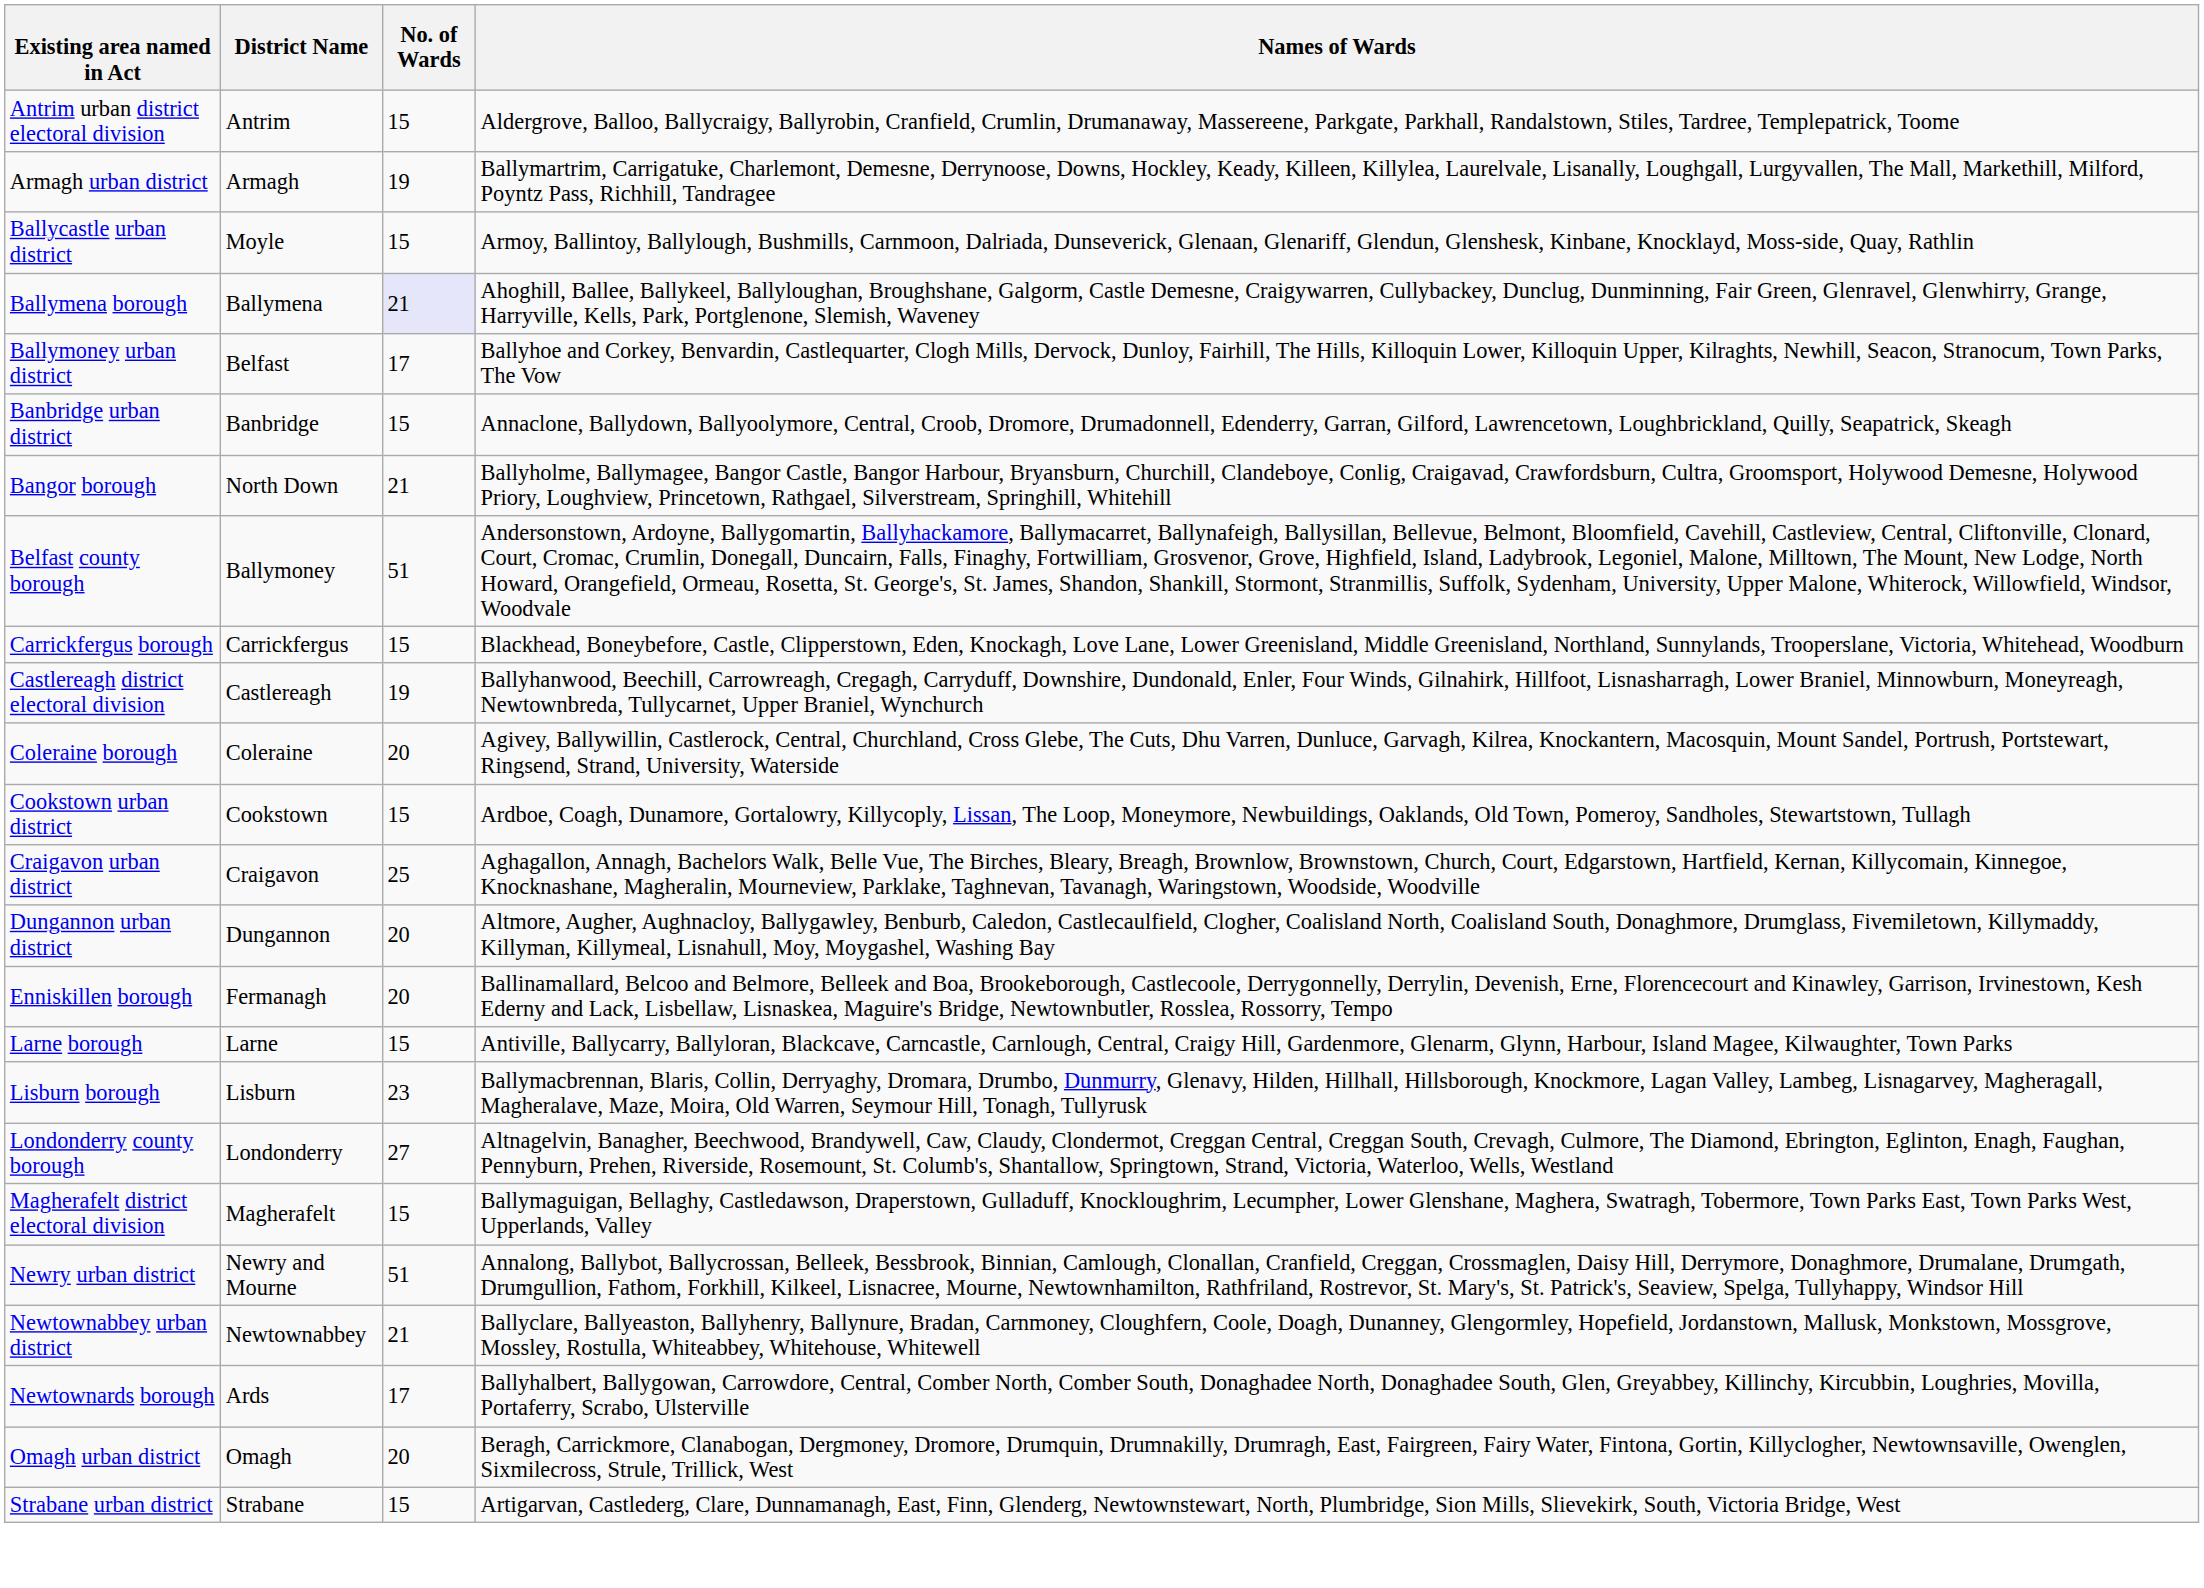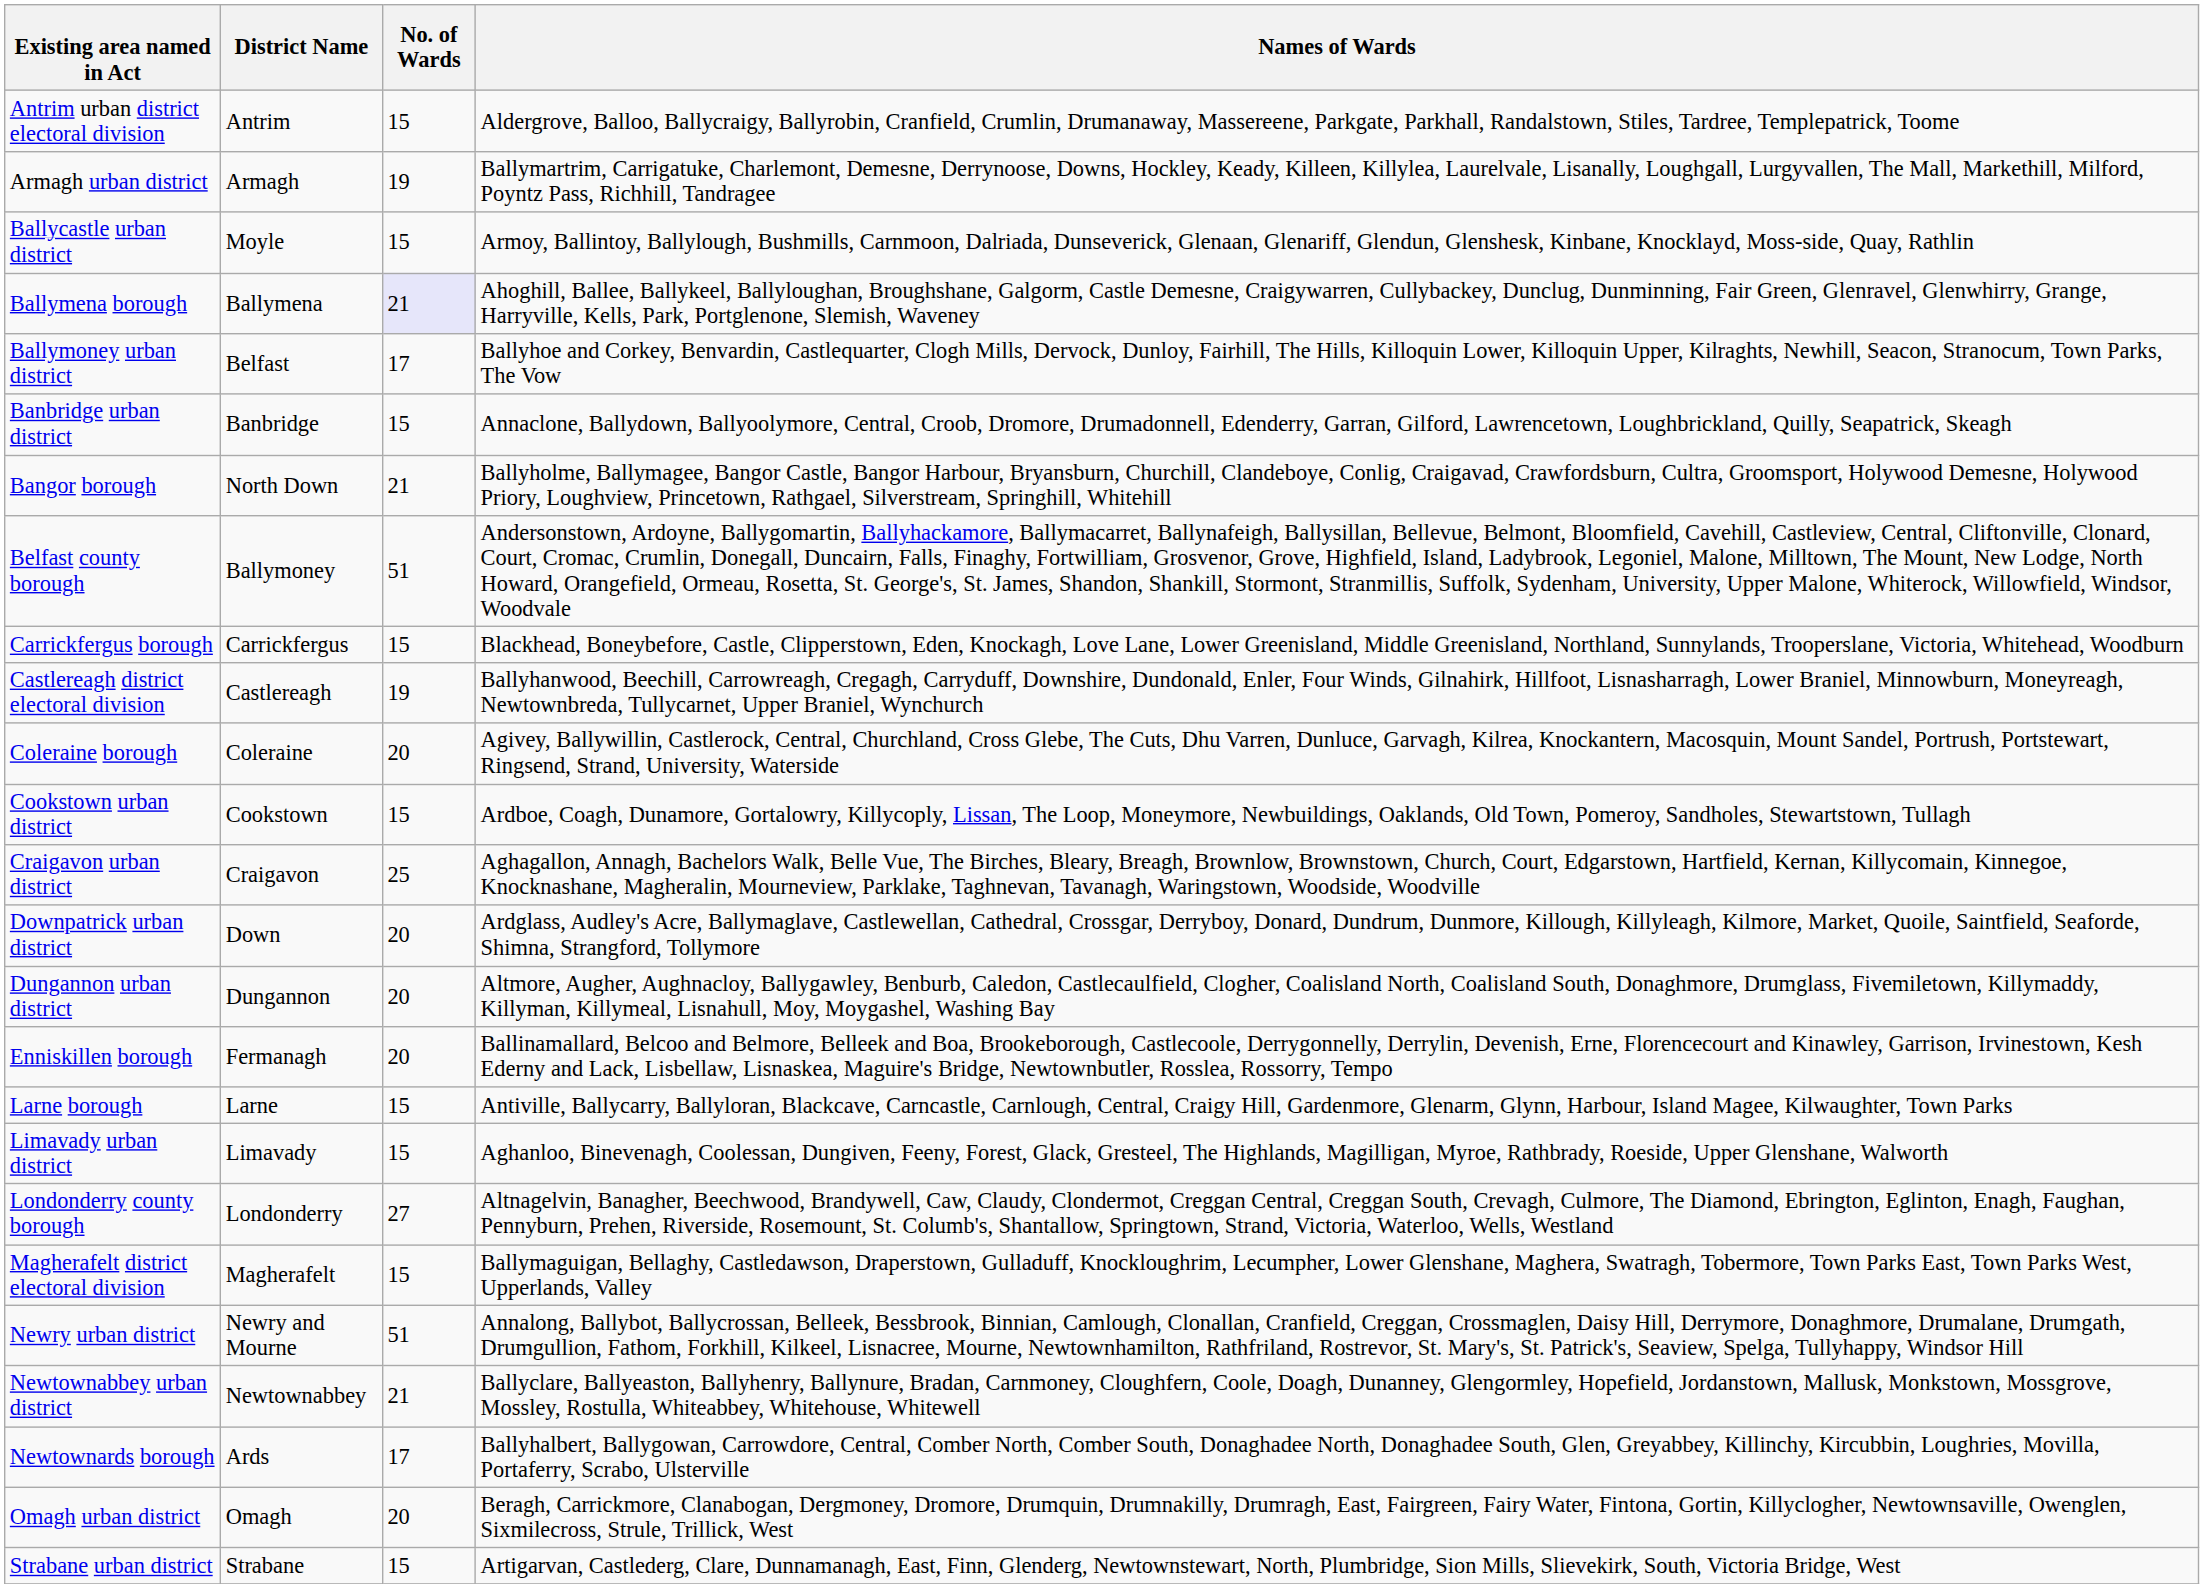+ row: (97, 935)
+ row: (84, 1153)
- row: (85, 1092)
